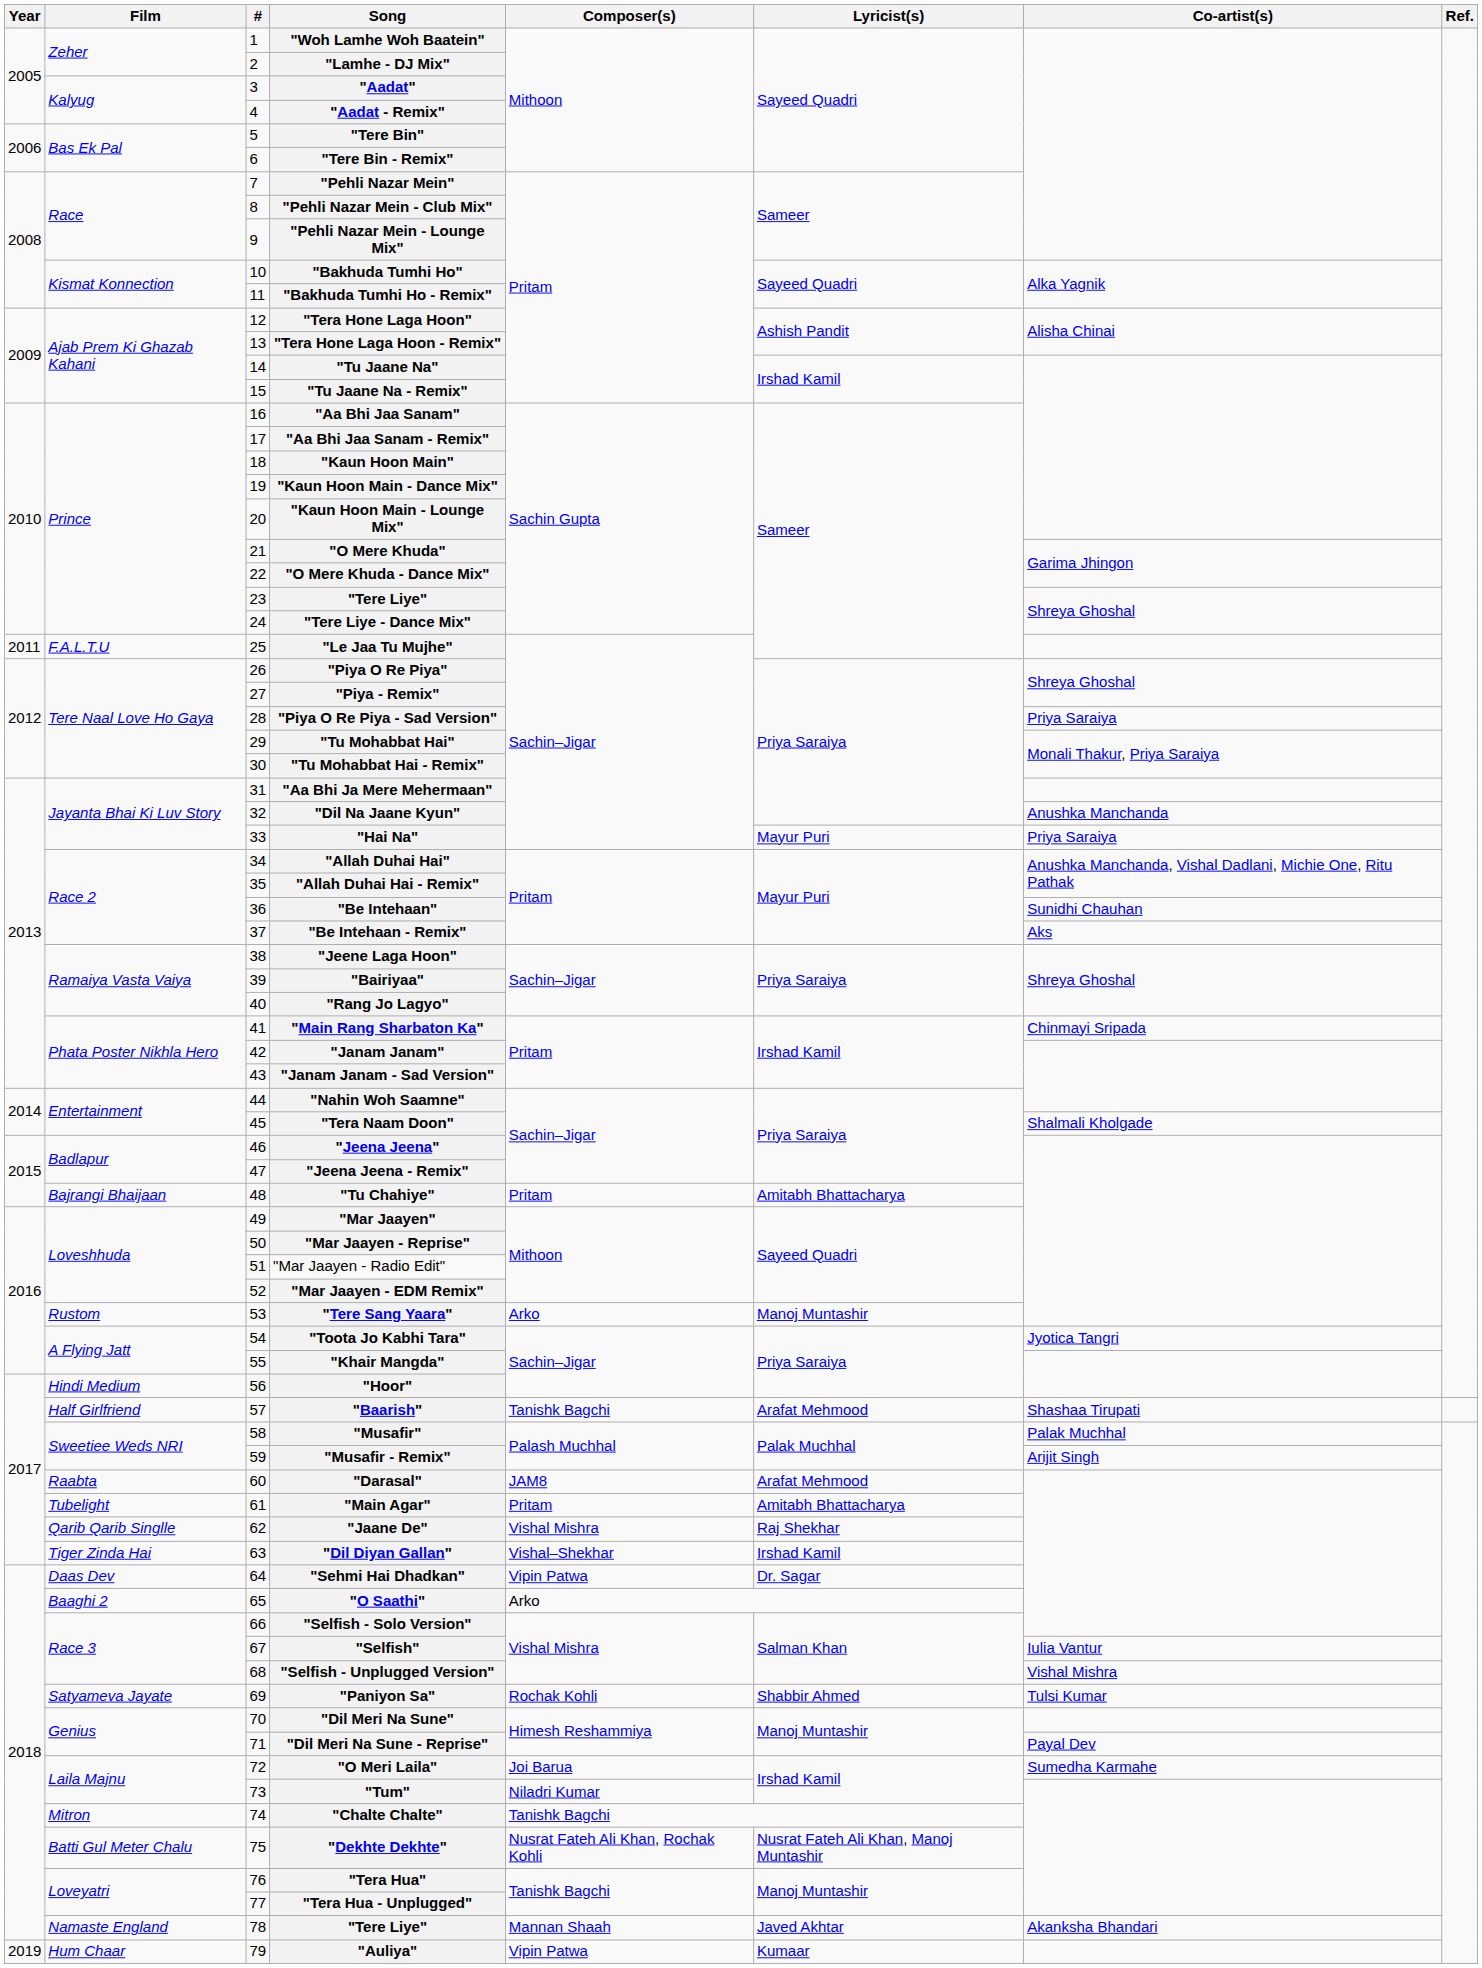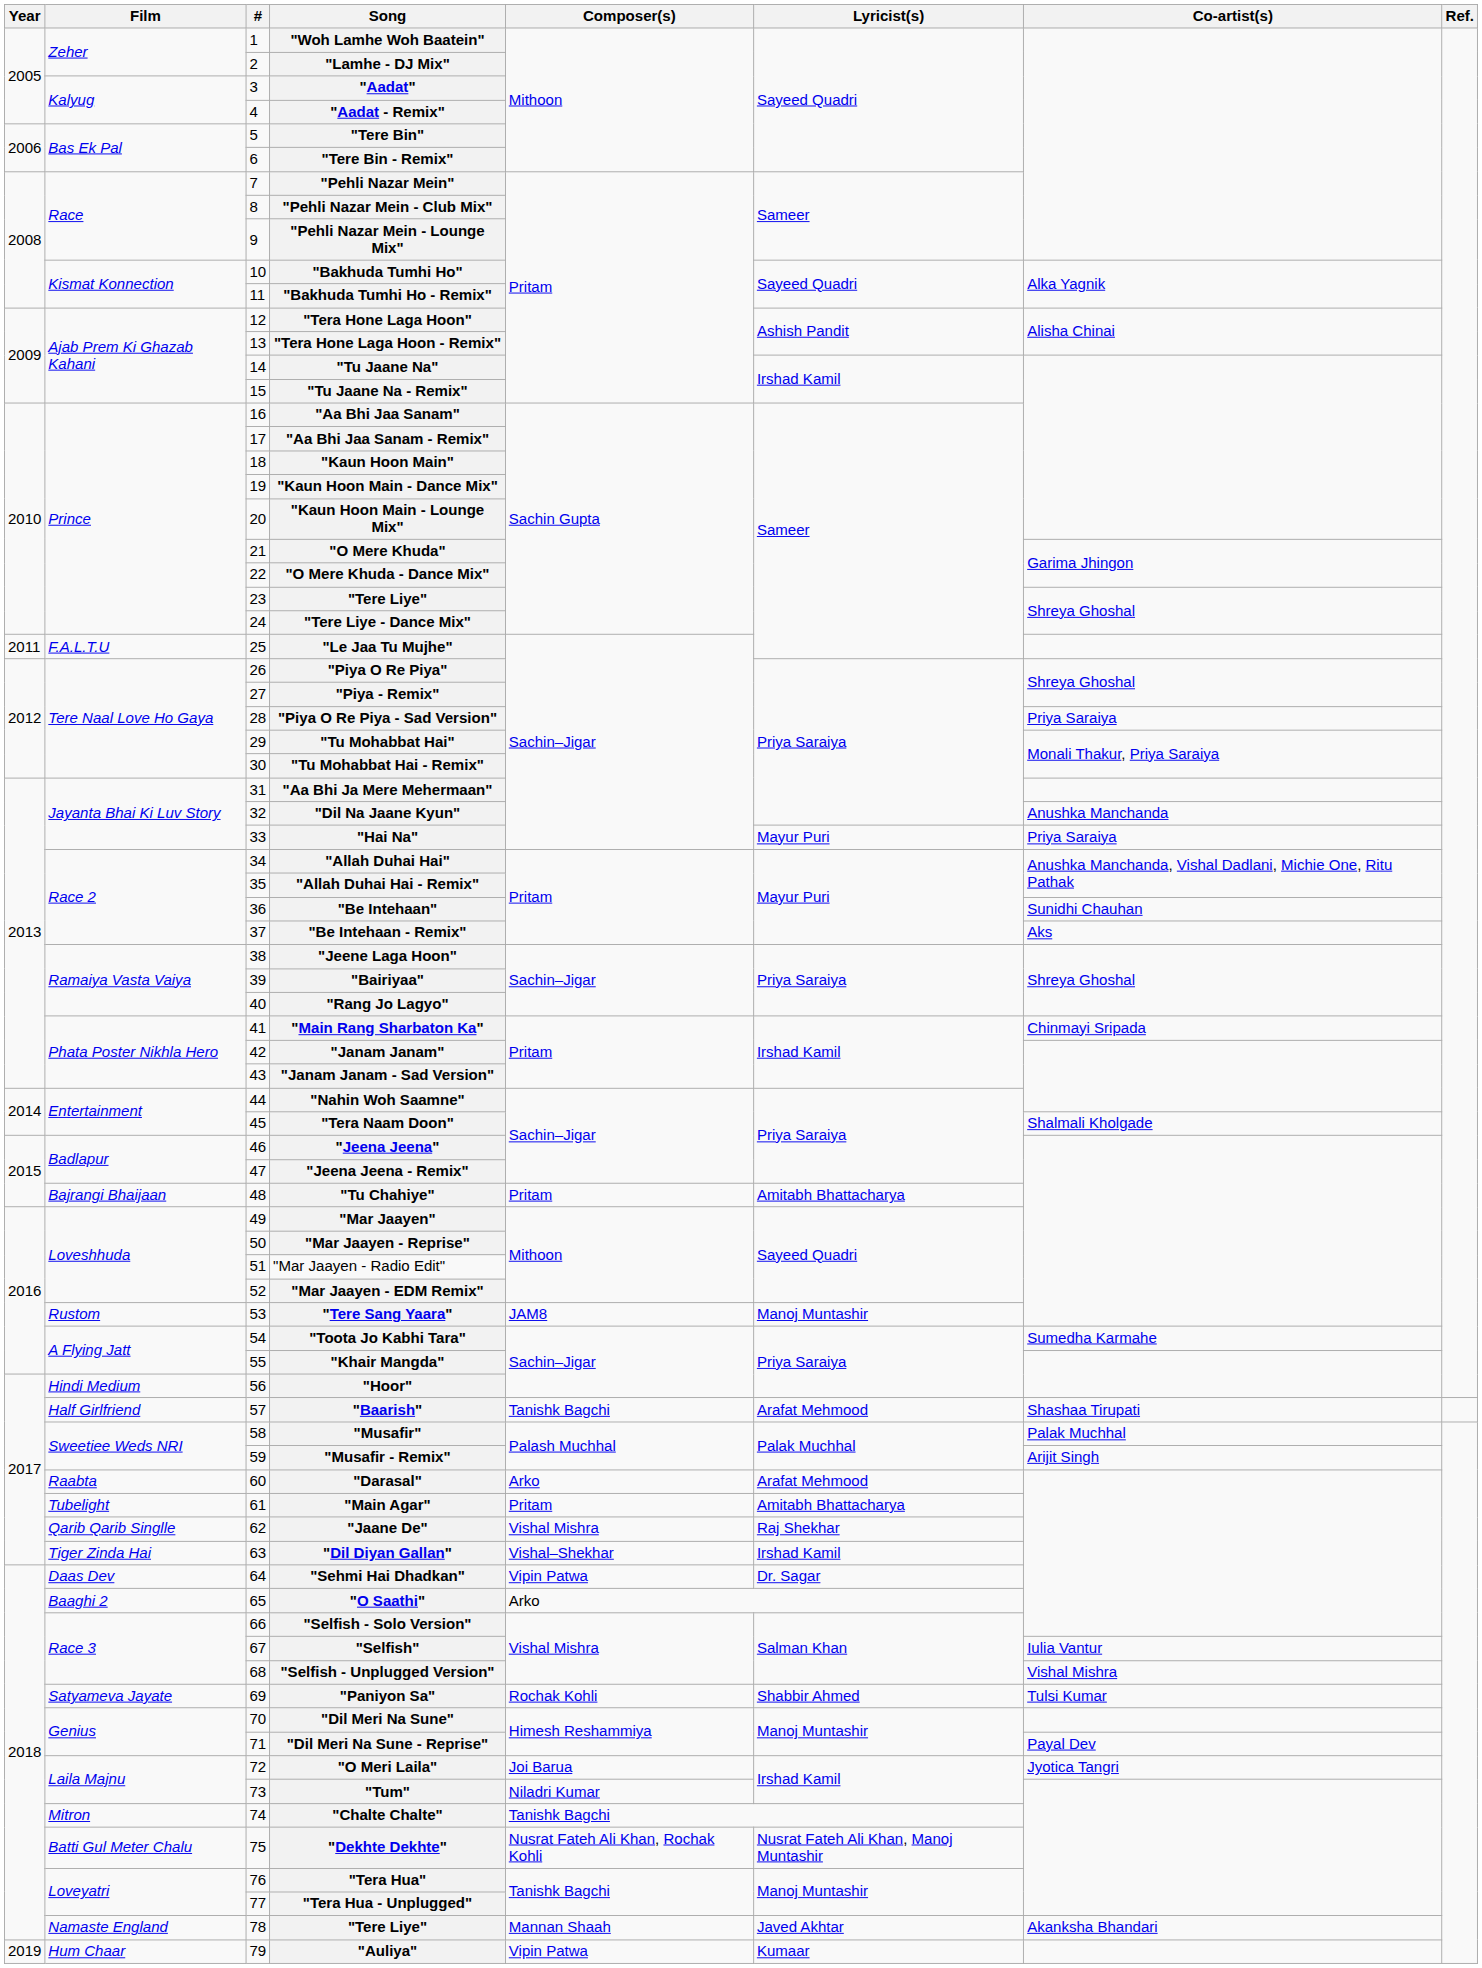(524, 1314) Arko -> (528, 1314) JAM8
(1073, 1338) Jyotica Tangri -> (1092, 1338) Sumedha Karmahe
(528, 1481) JAM8 -> (524, 1481) Arko
(1092, 1767) Sumedha Karmahe -> (1073, 1767) Jyotica Tangri
